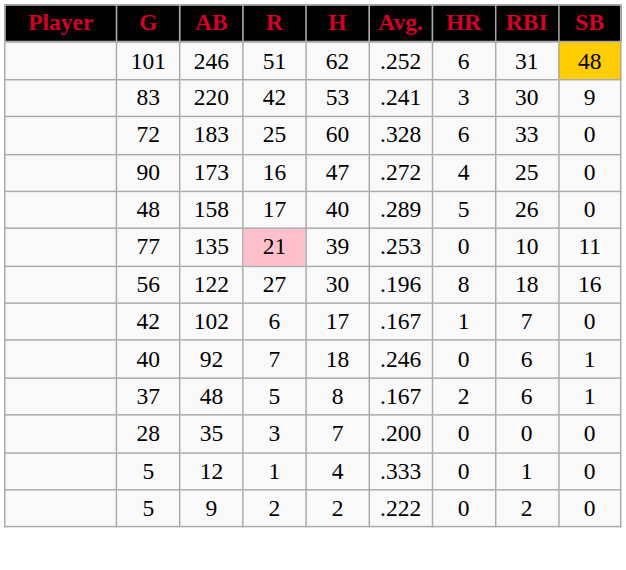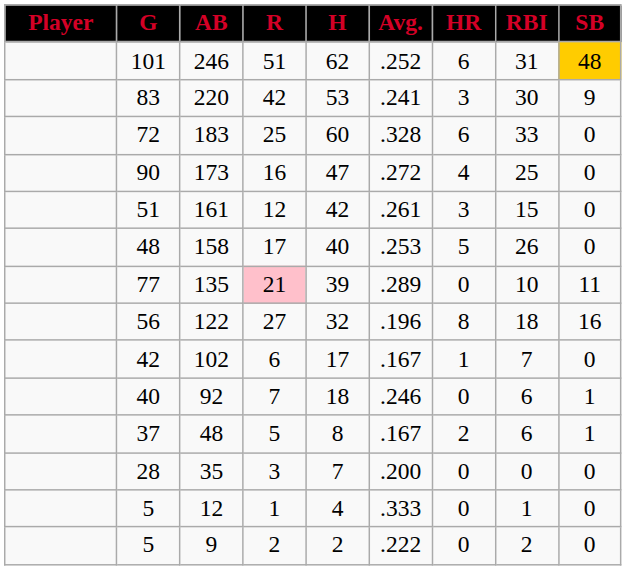+ row: (211, 209)
(401, 209) .289 -> (401, 246) .253
(401, 246) .253 -> (401, 284) .289
(338, 284) 30 -> (338, 321) 32
